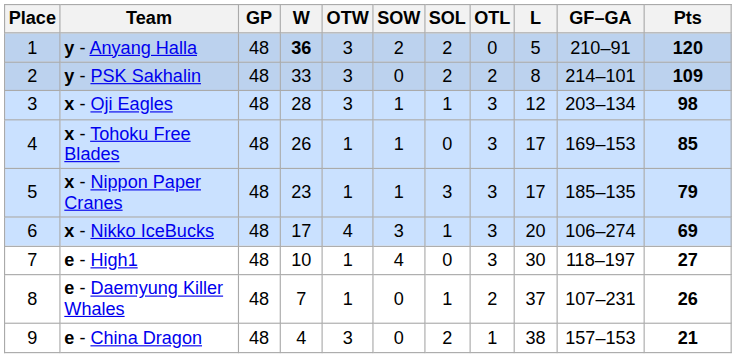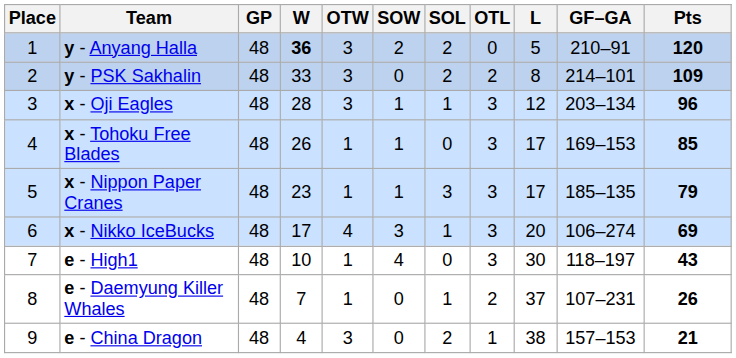(688, 104) 98 -> (688, 104) 96
(688, 260) 27 -> (688, 260) 43
